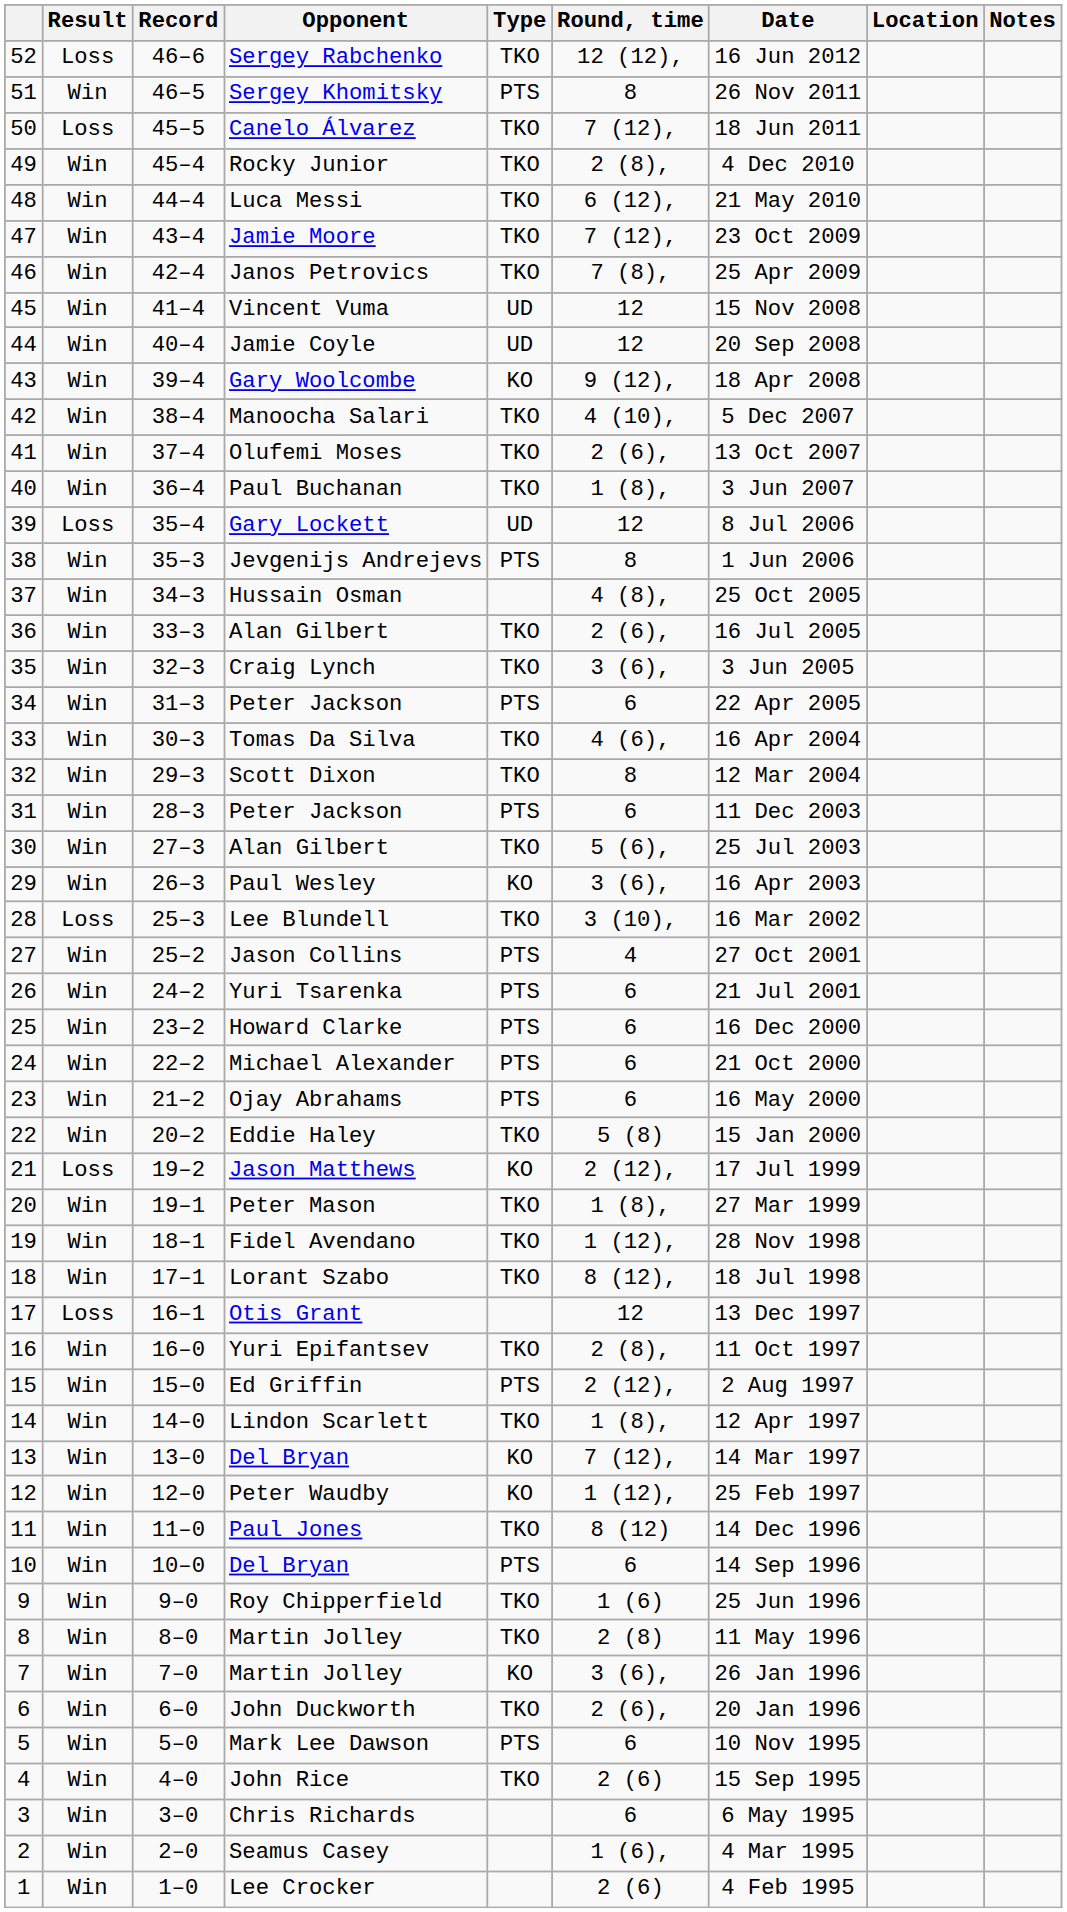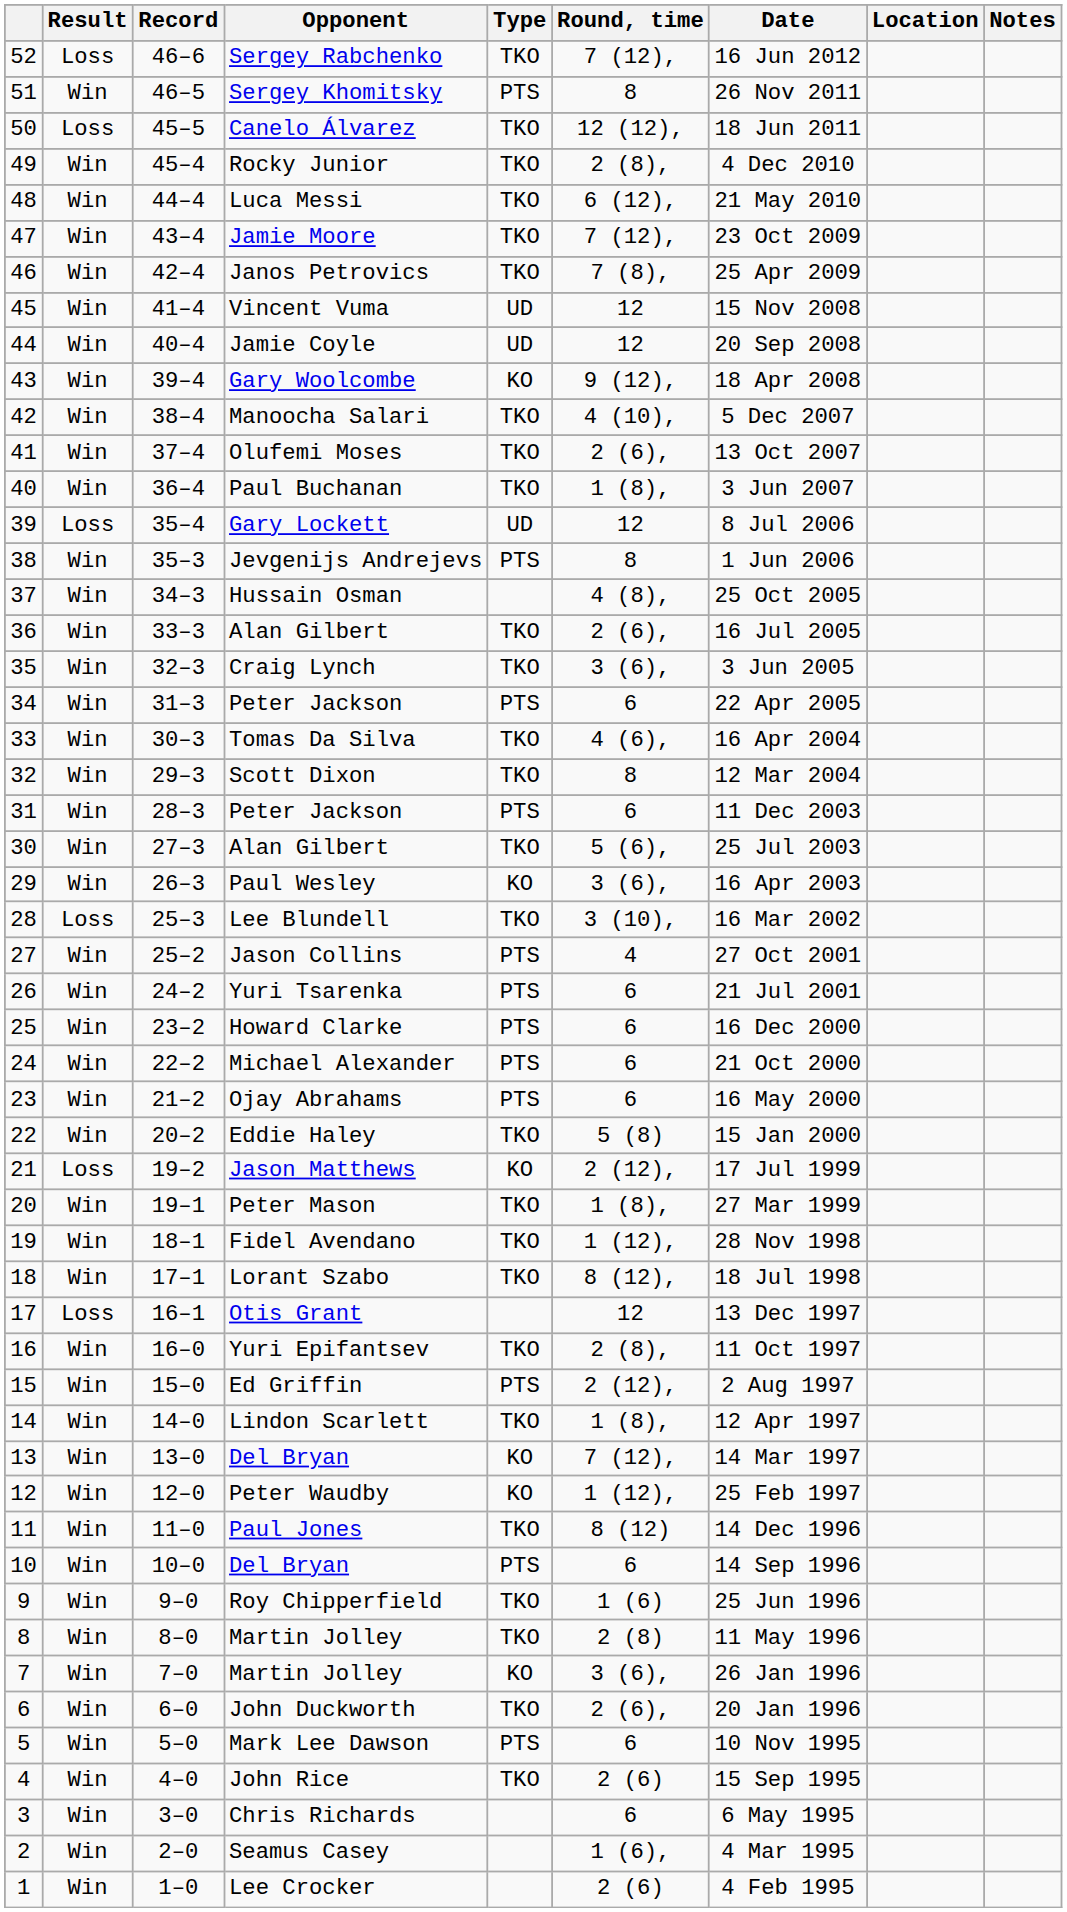(630, 59) 12 (12), -> (630, 59) 7 (12),
(630, 131) 7 (12), -> (630, 131) 12 (12),
